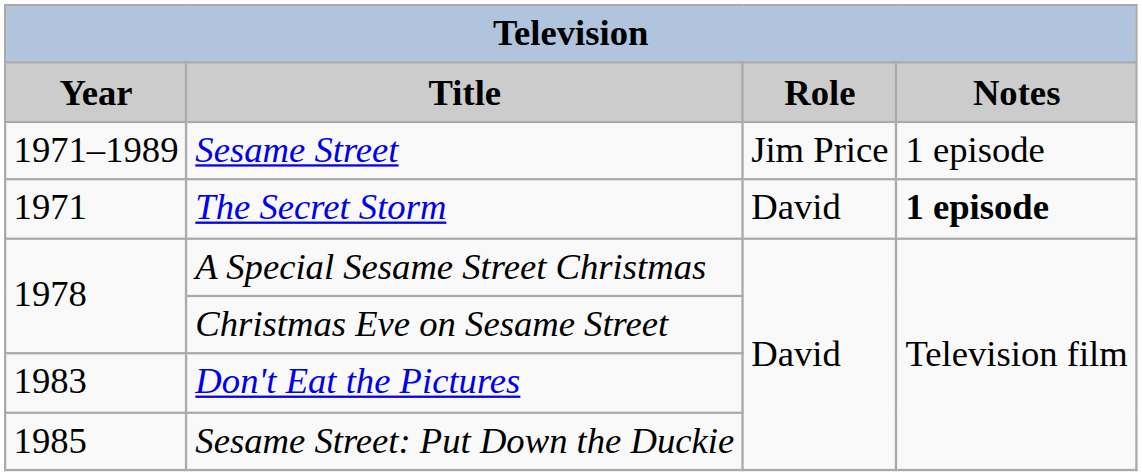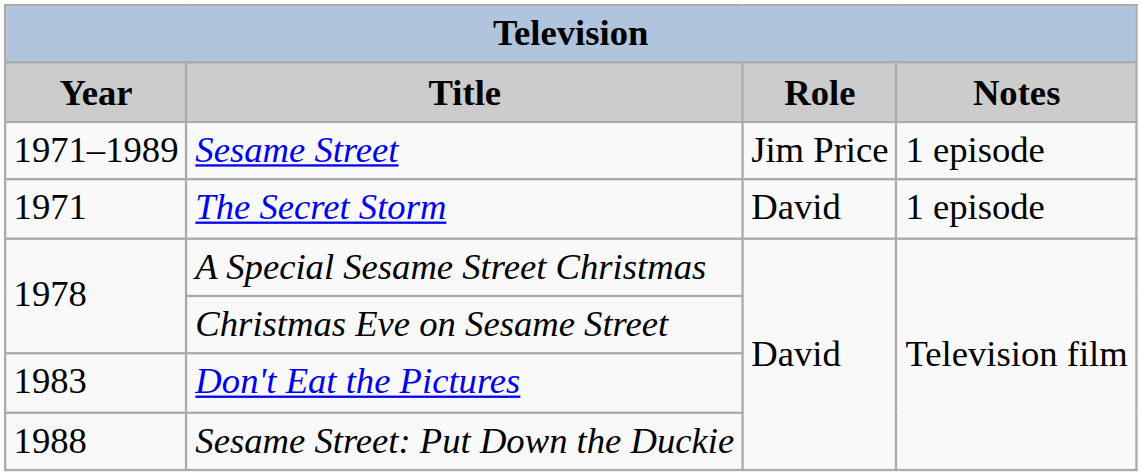(977, 207) bold -> (975, 207) normal
(50, 440) 1985 -> (50, 440) 1988
